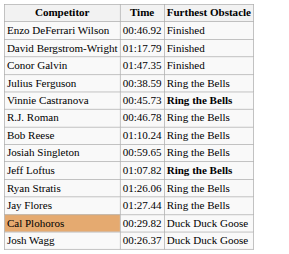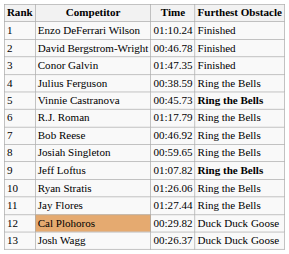+ column: (20, 13)
(142, 30) 00:46.92 -> (173, 30) 01:10.24
(142, 48) 01:17.79 -> (173, 48) 00:46.78
(142, 118) 00:46.78 -> (173, 118) 01:17.79
(142, 135) 01:10.24 -> (173, 135) 00:46.92
